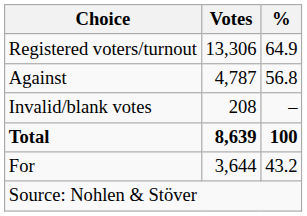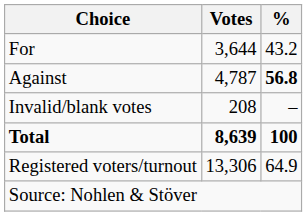rows swapped: (22, 166) <-> (103, 48)
(281, 78) normal -> (281, 78) bold
